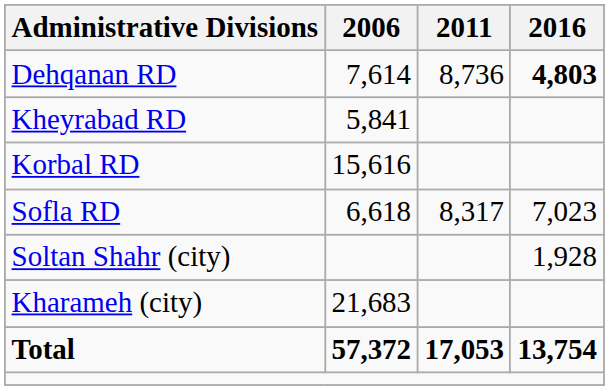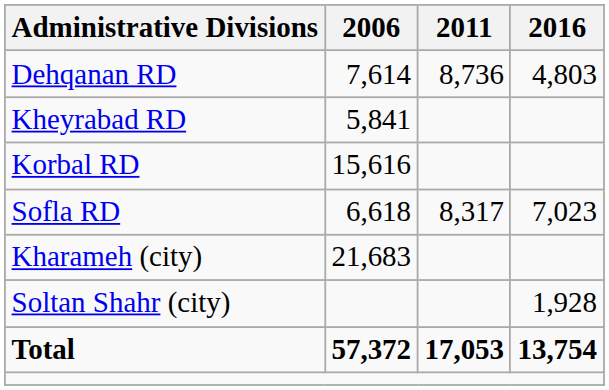(564, 73) bold -> (564, 73) normal
rows swapped: (121, 257) <-> (107, 303)
